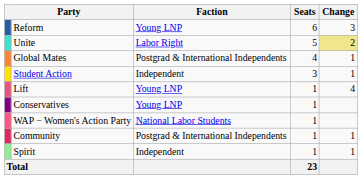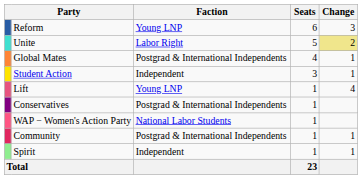(159, 105) Young LNP -> (211, 105) Postgrad & International Independents
